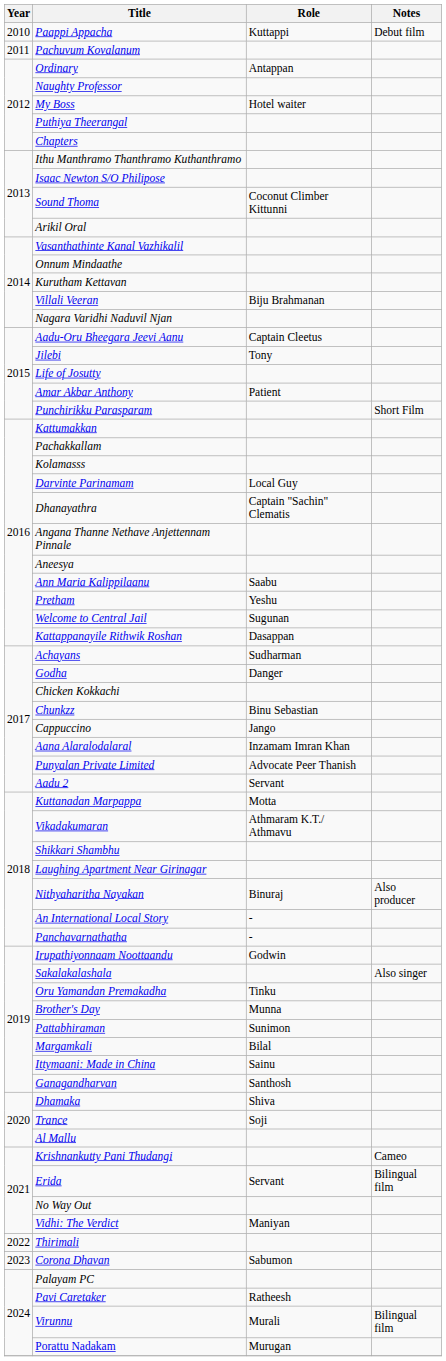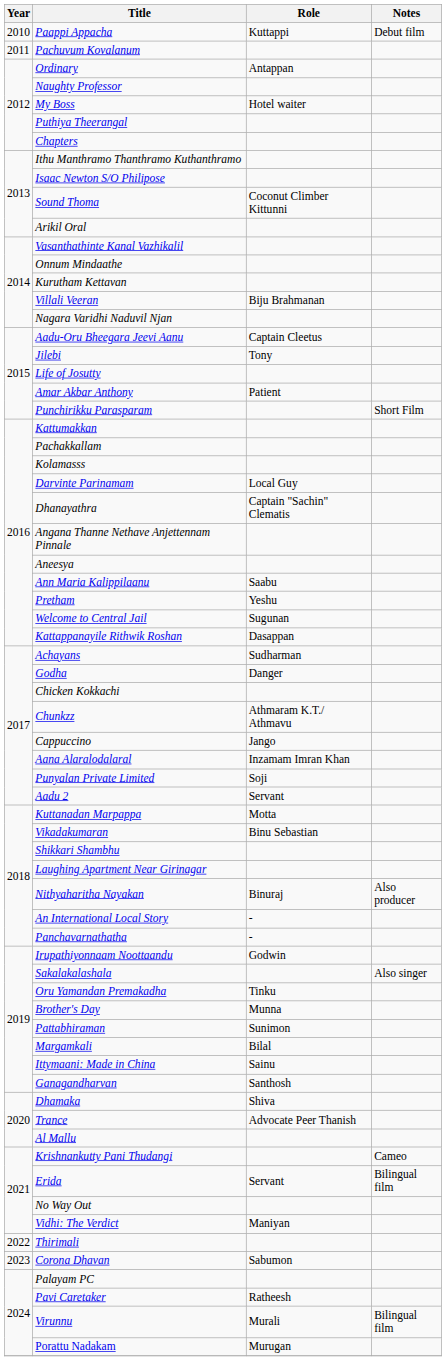(283, 710) Binu Sebastian -> (287, 716) Athmaram K.T./ Athmavu
(302, 765) Advocate Peer Thanish -> (258, 778) Soji
(287, 826) Athmaram K.T./ Athmavu -> (283, 832) Binu Sebastian
(258, 1119) Soji -> (302, 1119) Advocate Peer Thanish
